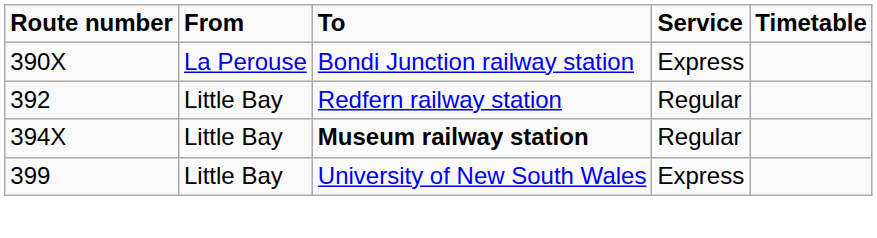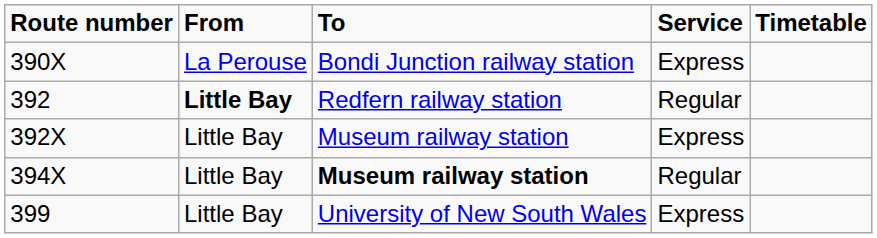(233, 99) normal -> (238, 99) bold
+ row: (38, 137)
